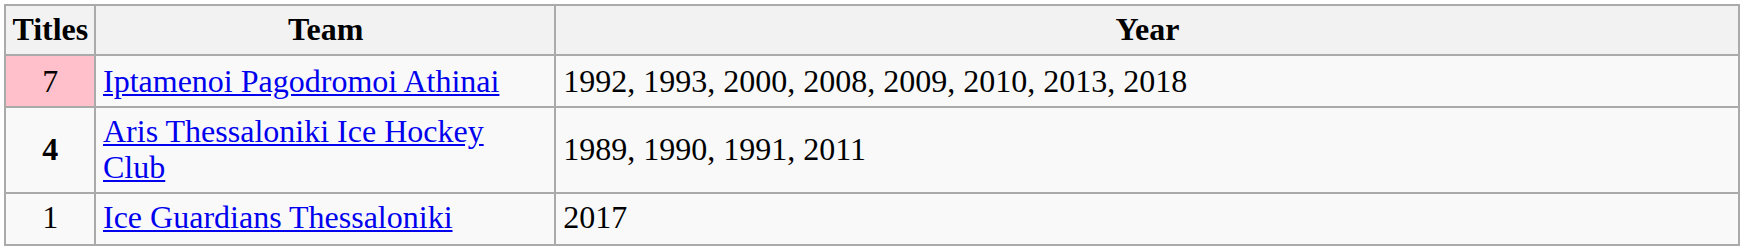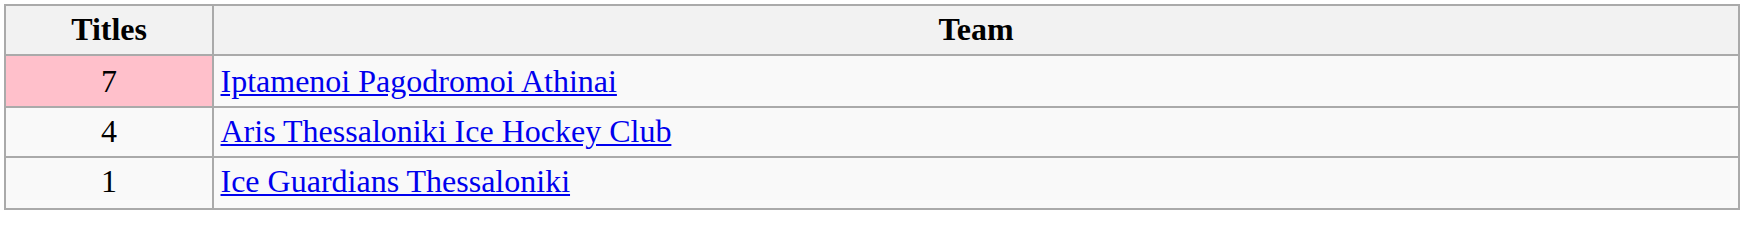- column: (1147, 29)
(50, 149) bold -> (109, 131) normal
